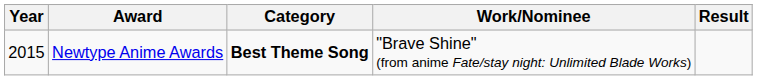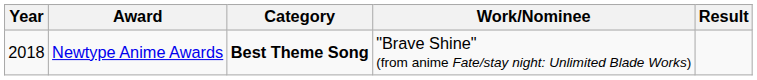(26, 52) 2015 -> (26, 52) 2018
